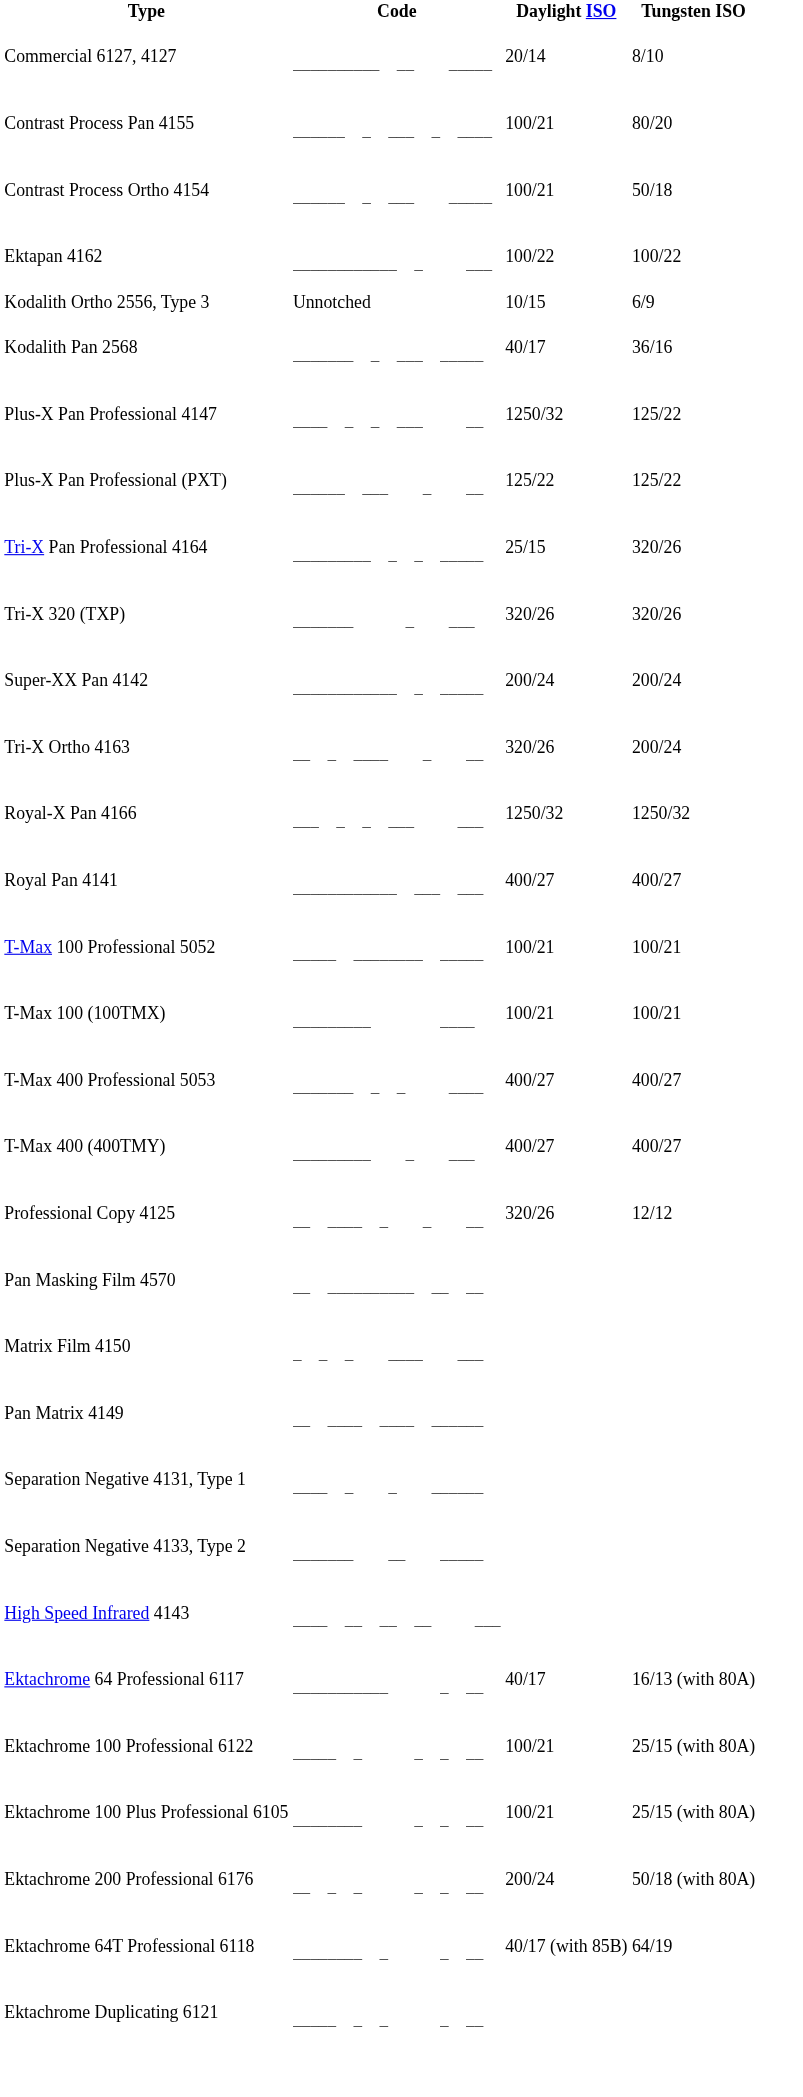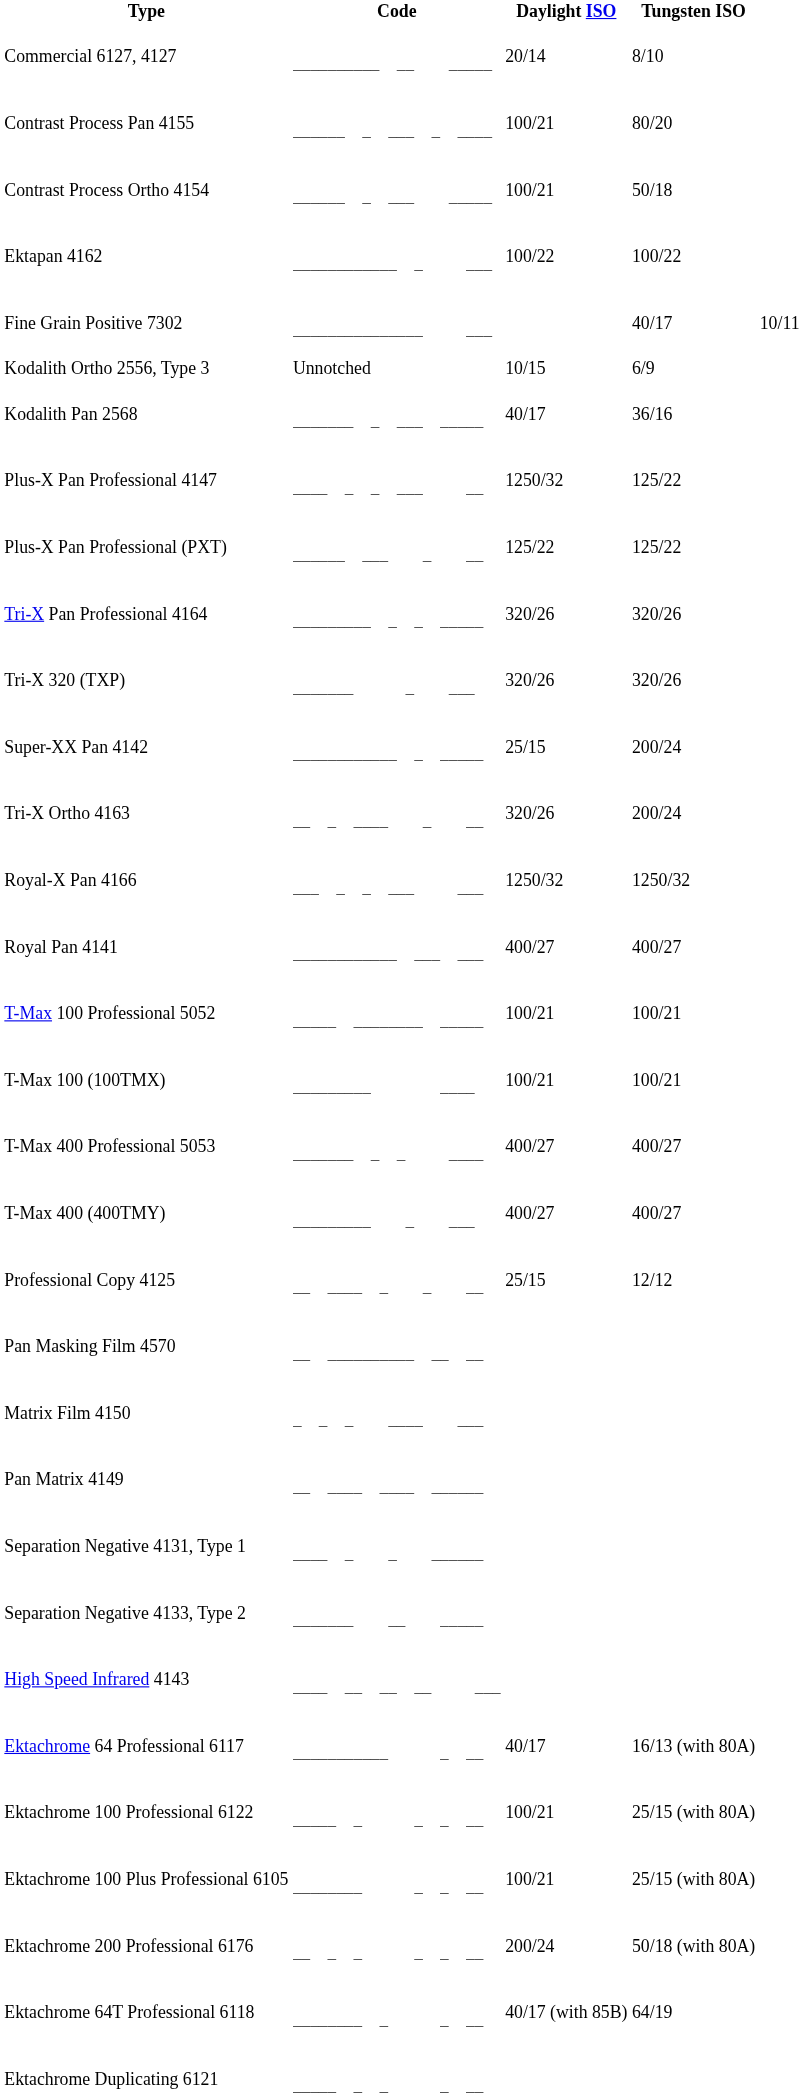+ row: (93, 323)
(525, 547) 25/15 -> (530, 613) 320/26
(530, 680) 200/24 -> (525, 747) 25/15
(530, 1213) 320/26 -> (525, 1279) 25/15
